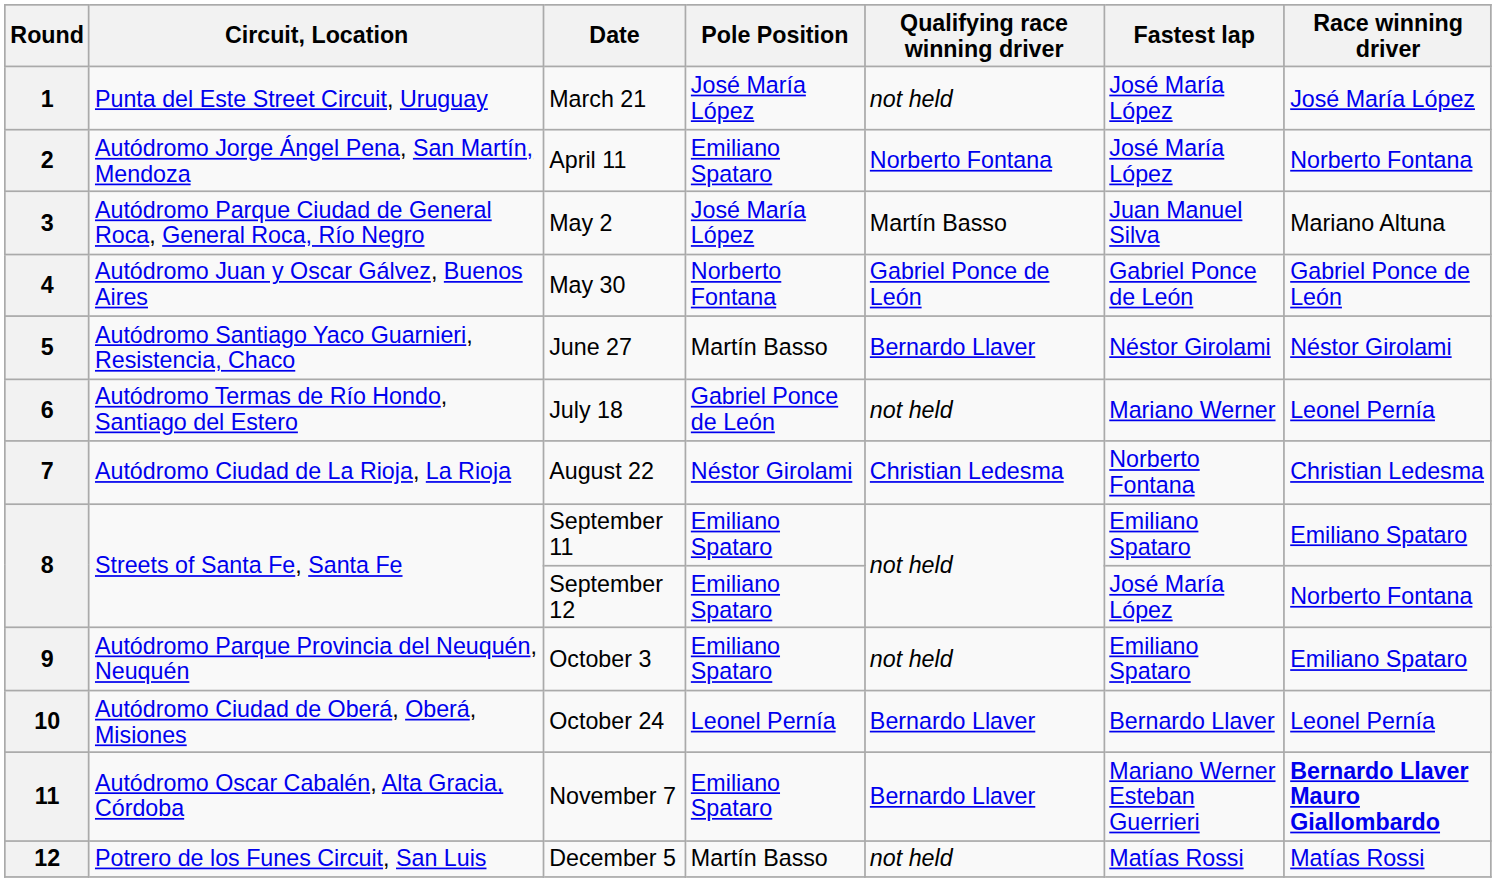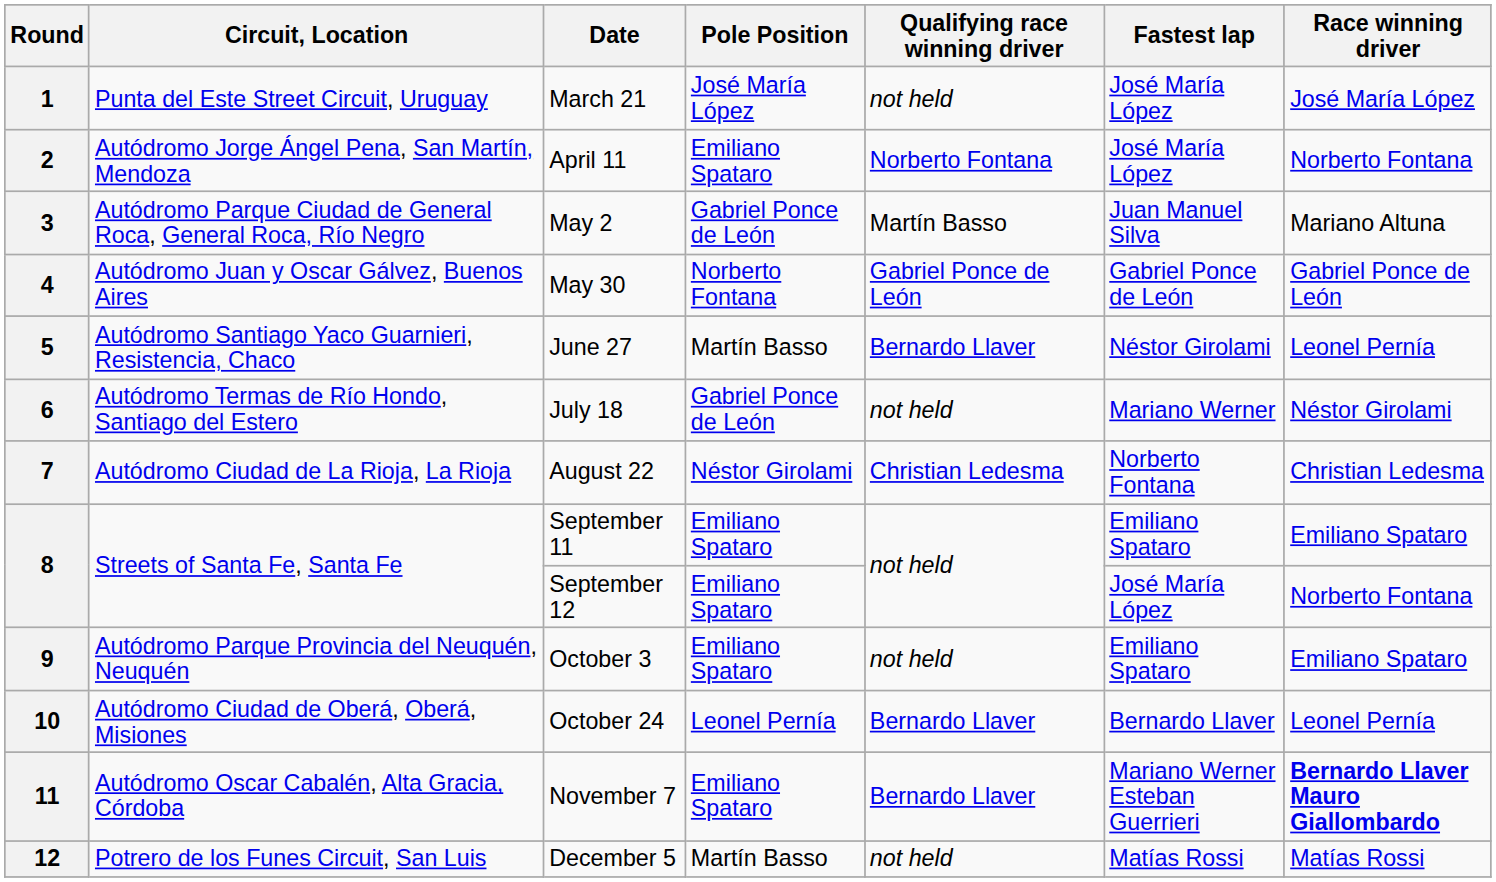(748, 223) José María López -> (765, 223) Gabriel Ponce de León
(1371, 347) Néstor Girolami -> (1363, 347) Leonel Pernía
(1363, 409) Leonel Pernía -> (1371, 409) Néstor Girolami
